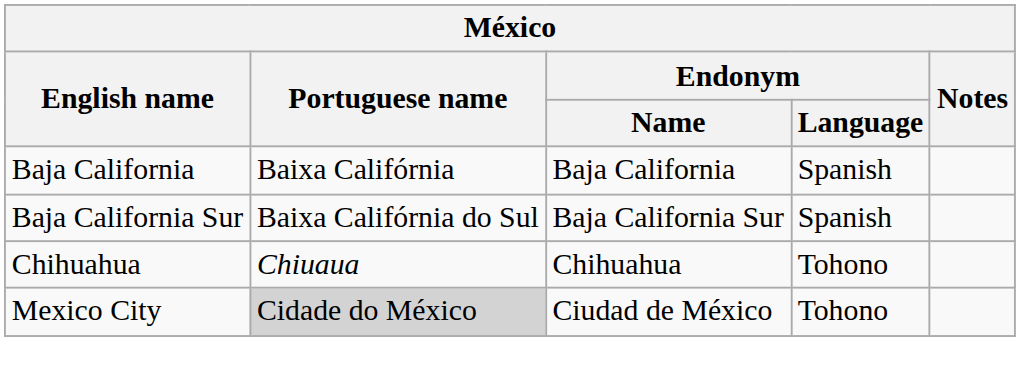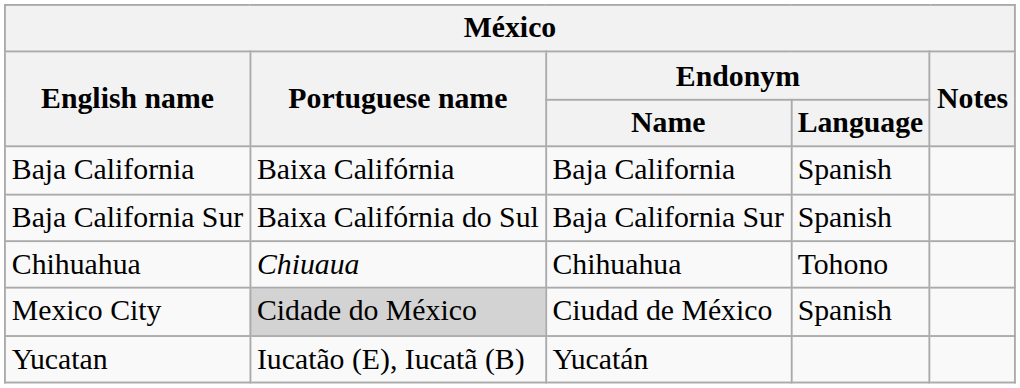(843, 311) Tohono -> (845, 311) Spanish
+ row: (60, 358)
